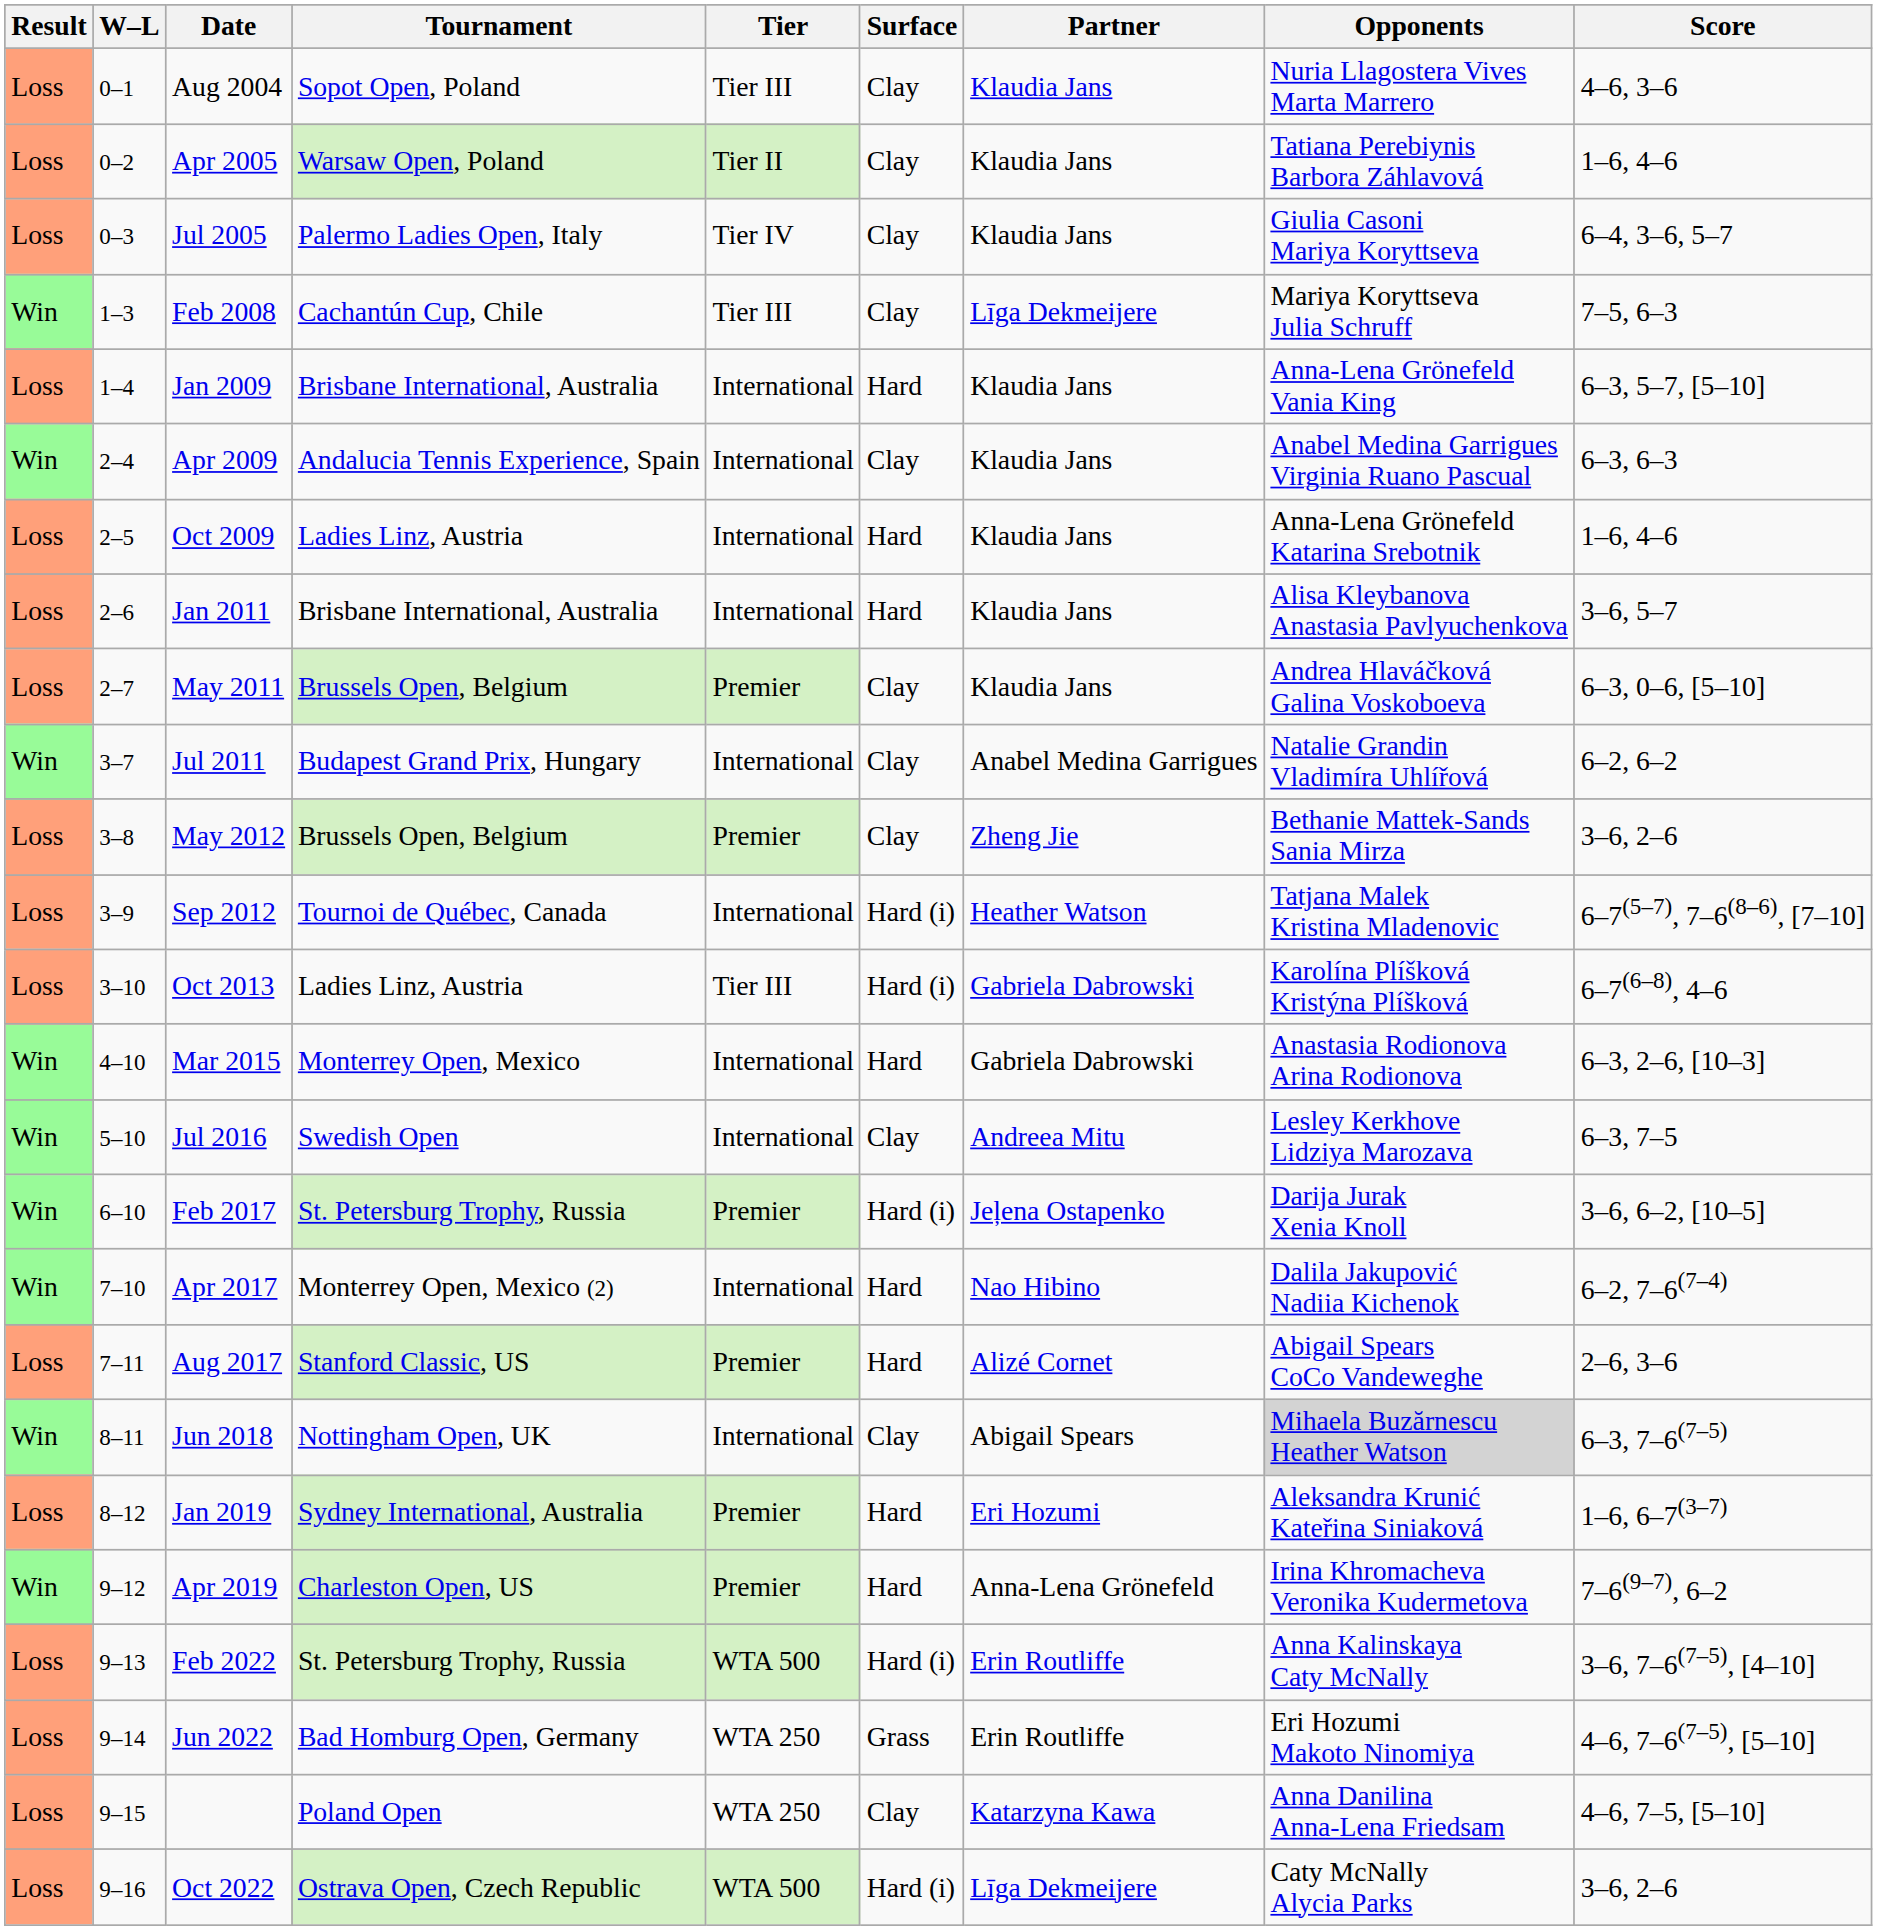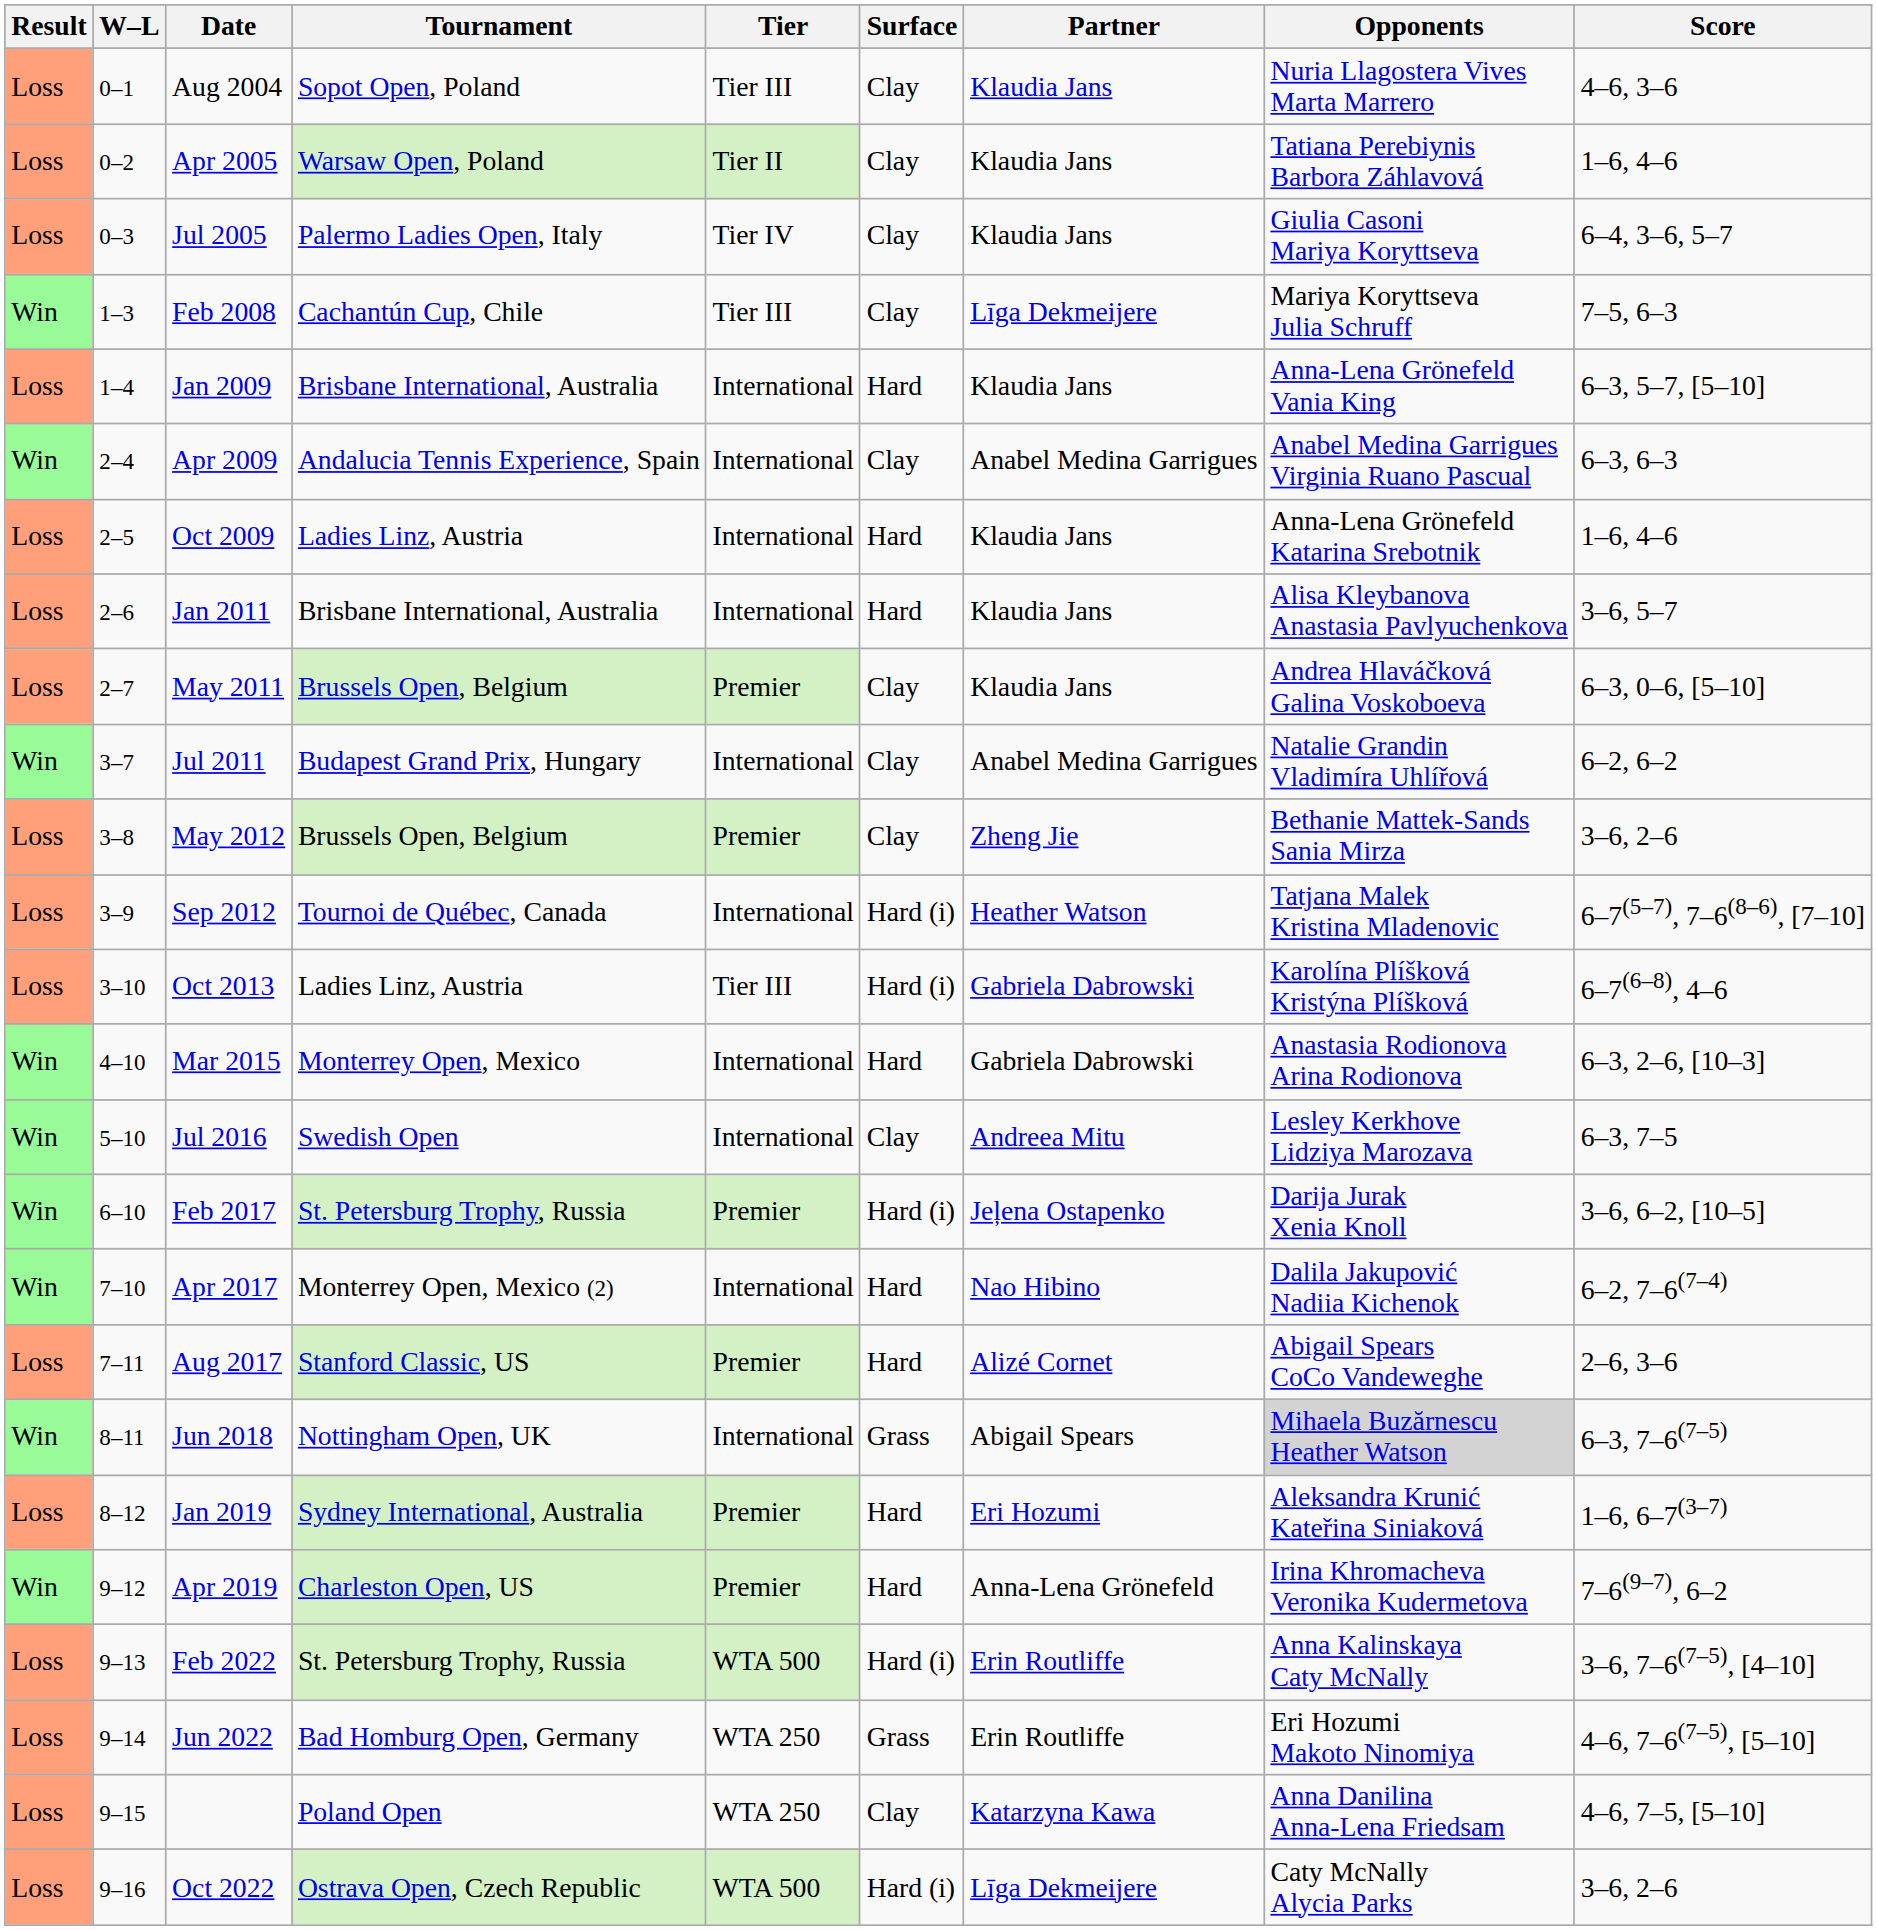(1041, 461) Klaudia Jans -> (1114, 461) Anabel Medina Garrigues
(893, 1436) Clay -> (898, 1436) Grass
